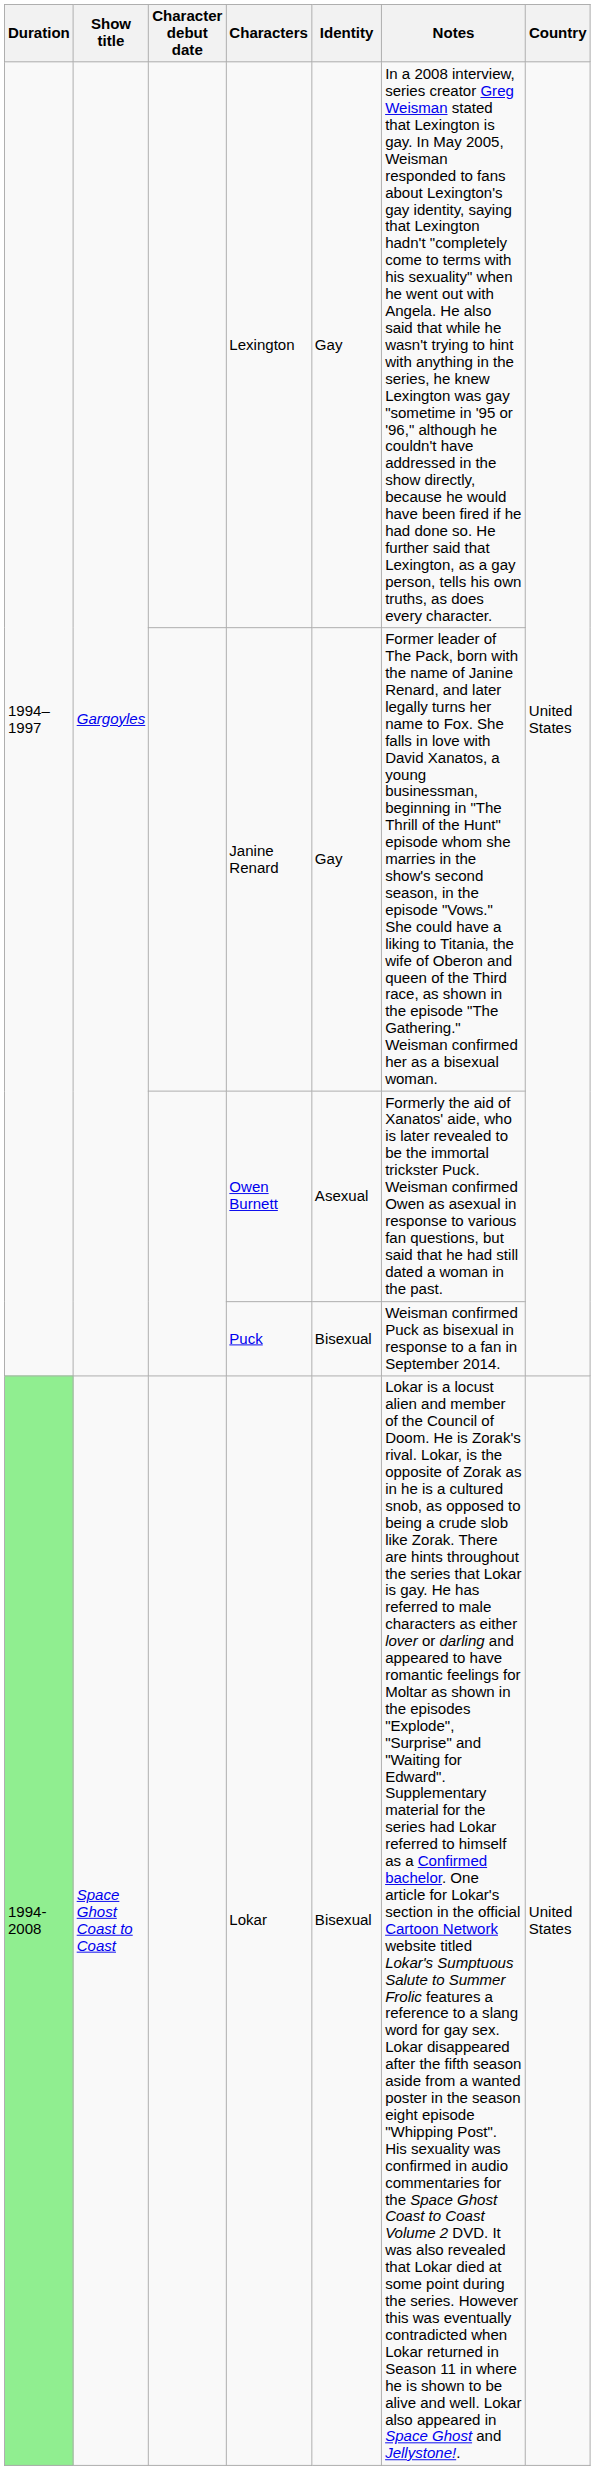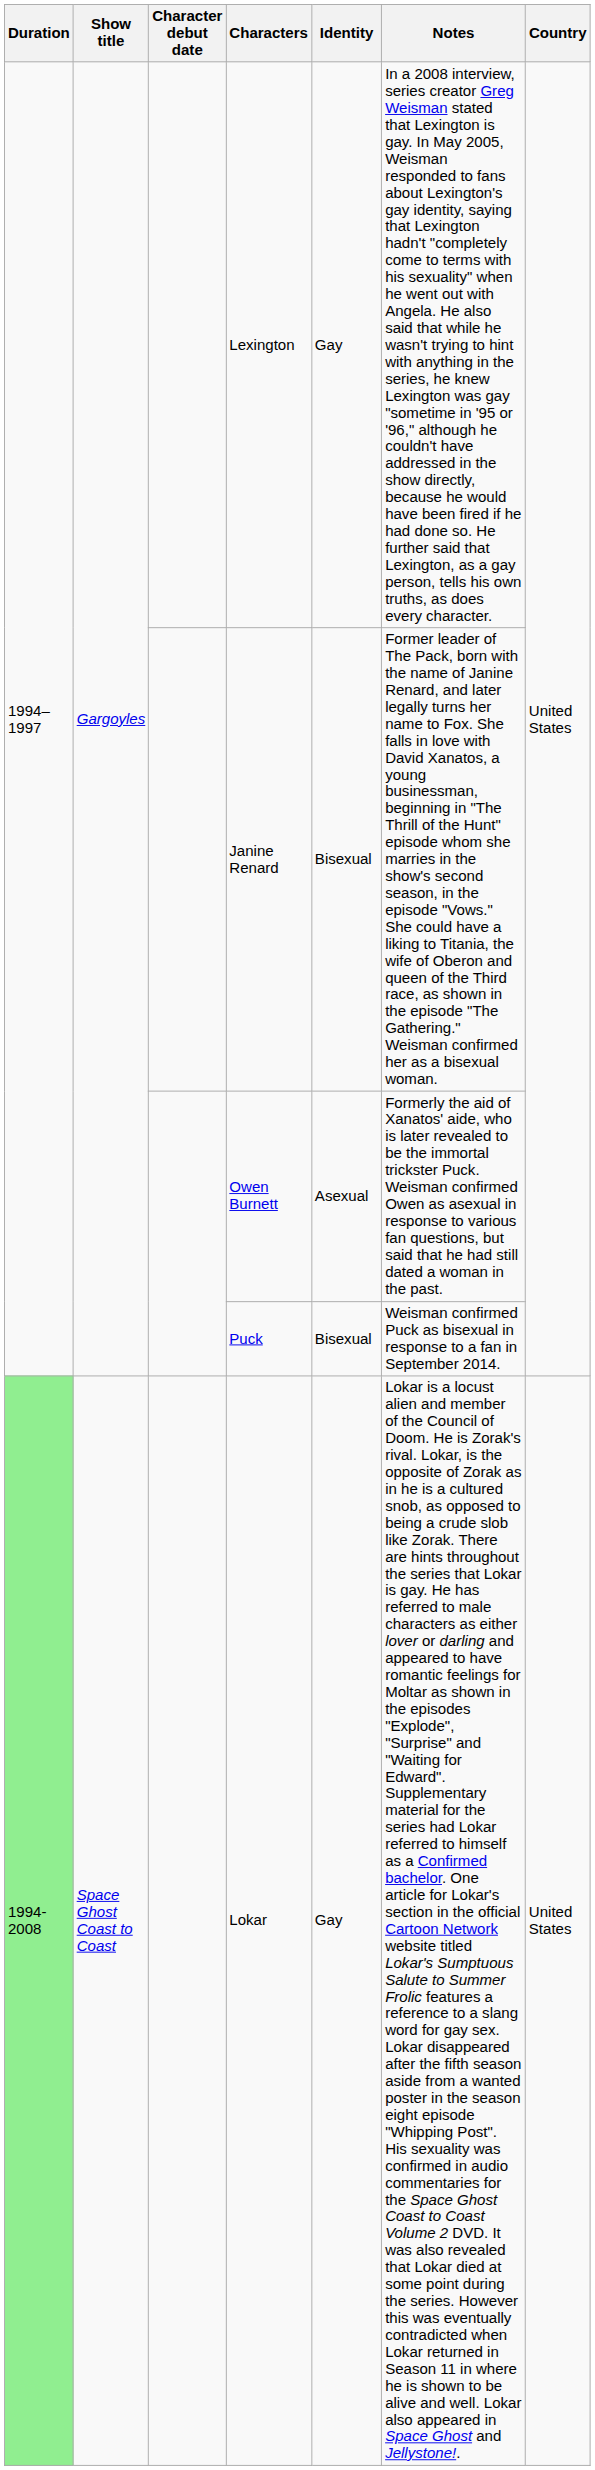(329, 859) Gay -> (343, 859) Bisexual
(343, 1920) Bisexual -> (329, 1920) Gay
